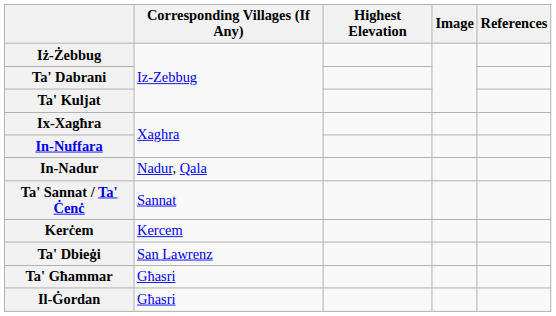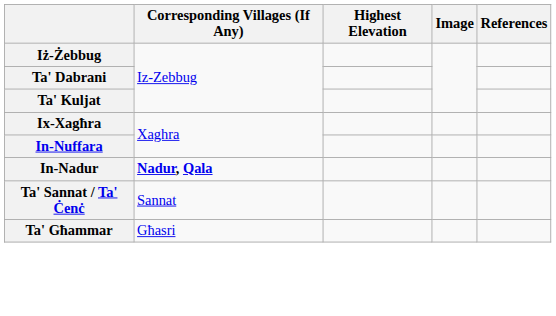(172, 169) normal -> (175, 169) bold
- row: (69, 231)
- row: (69, 253)
- row: (69, 299)
